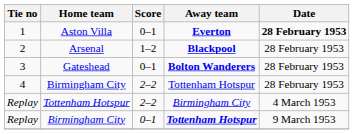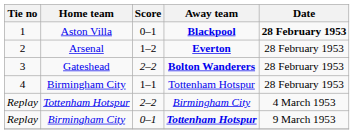(212, 31) Everton -> (212, 31) Blackpool
(212, 48) Blackpool -> (212, 48) Everton
(148, 66) 0–1 -> (148, 66) 2–2
(148, 84) 2–2 -> (148, 84) 1–1
